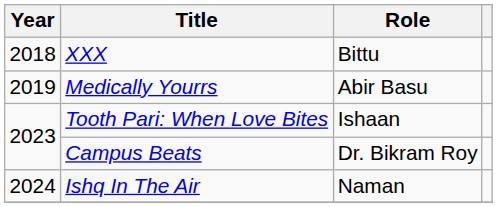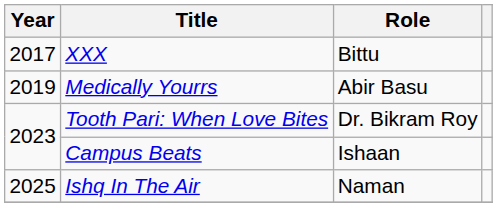(33, 53) 2018 -> (33, 53) 2017
(369, 119) Ishaan -> (408, 119) Dr. Bikram Roy
(408, 152) Dr. Bikram Roy -> (369, 152) Ishaan
(33, 185) 2024 -> (33, 185) 2025
